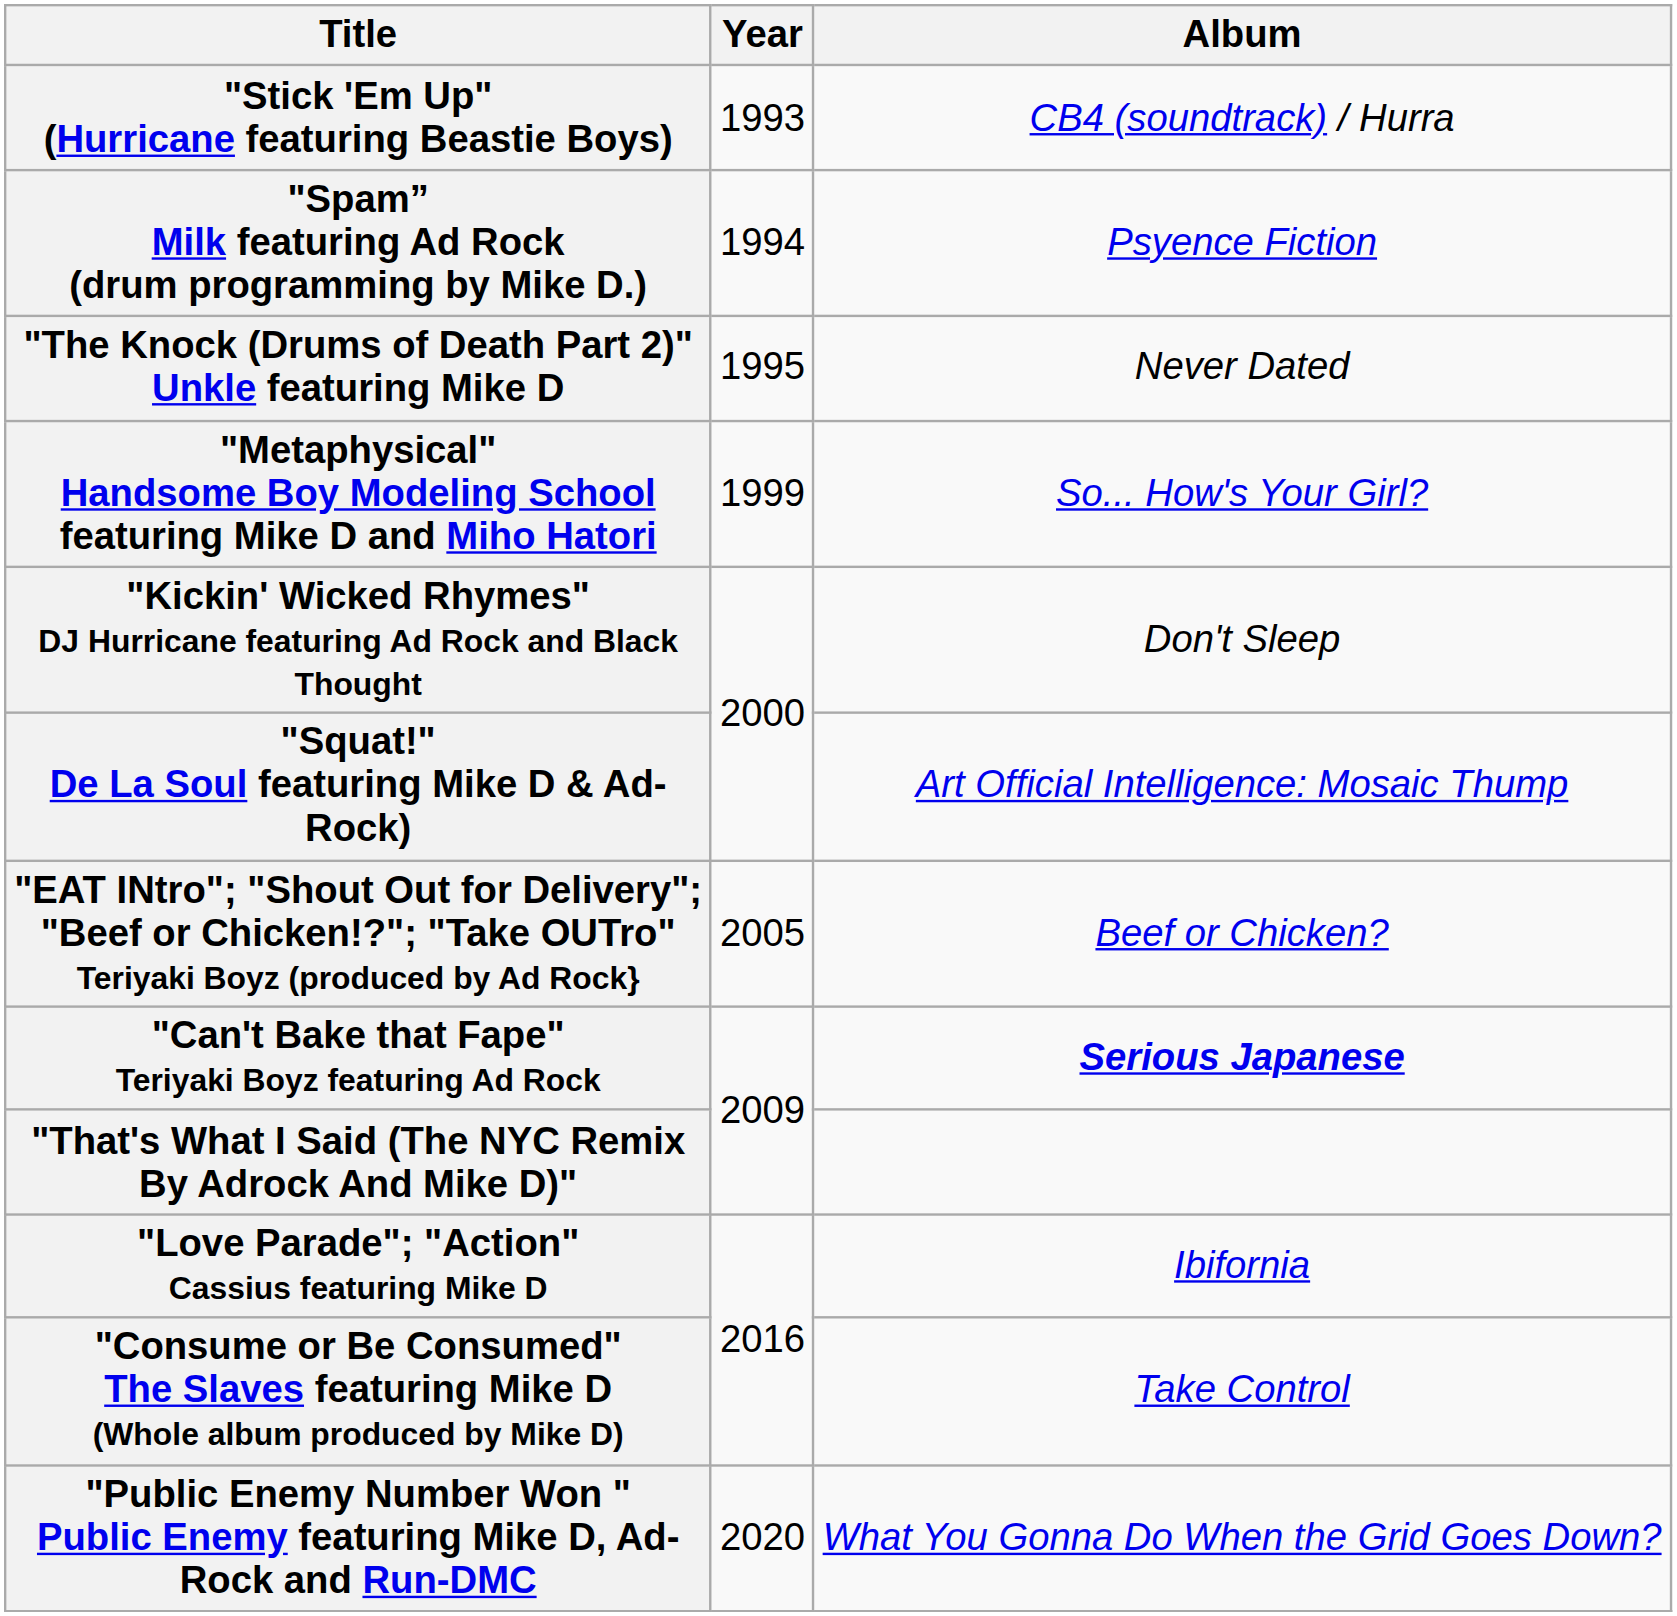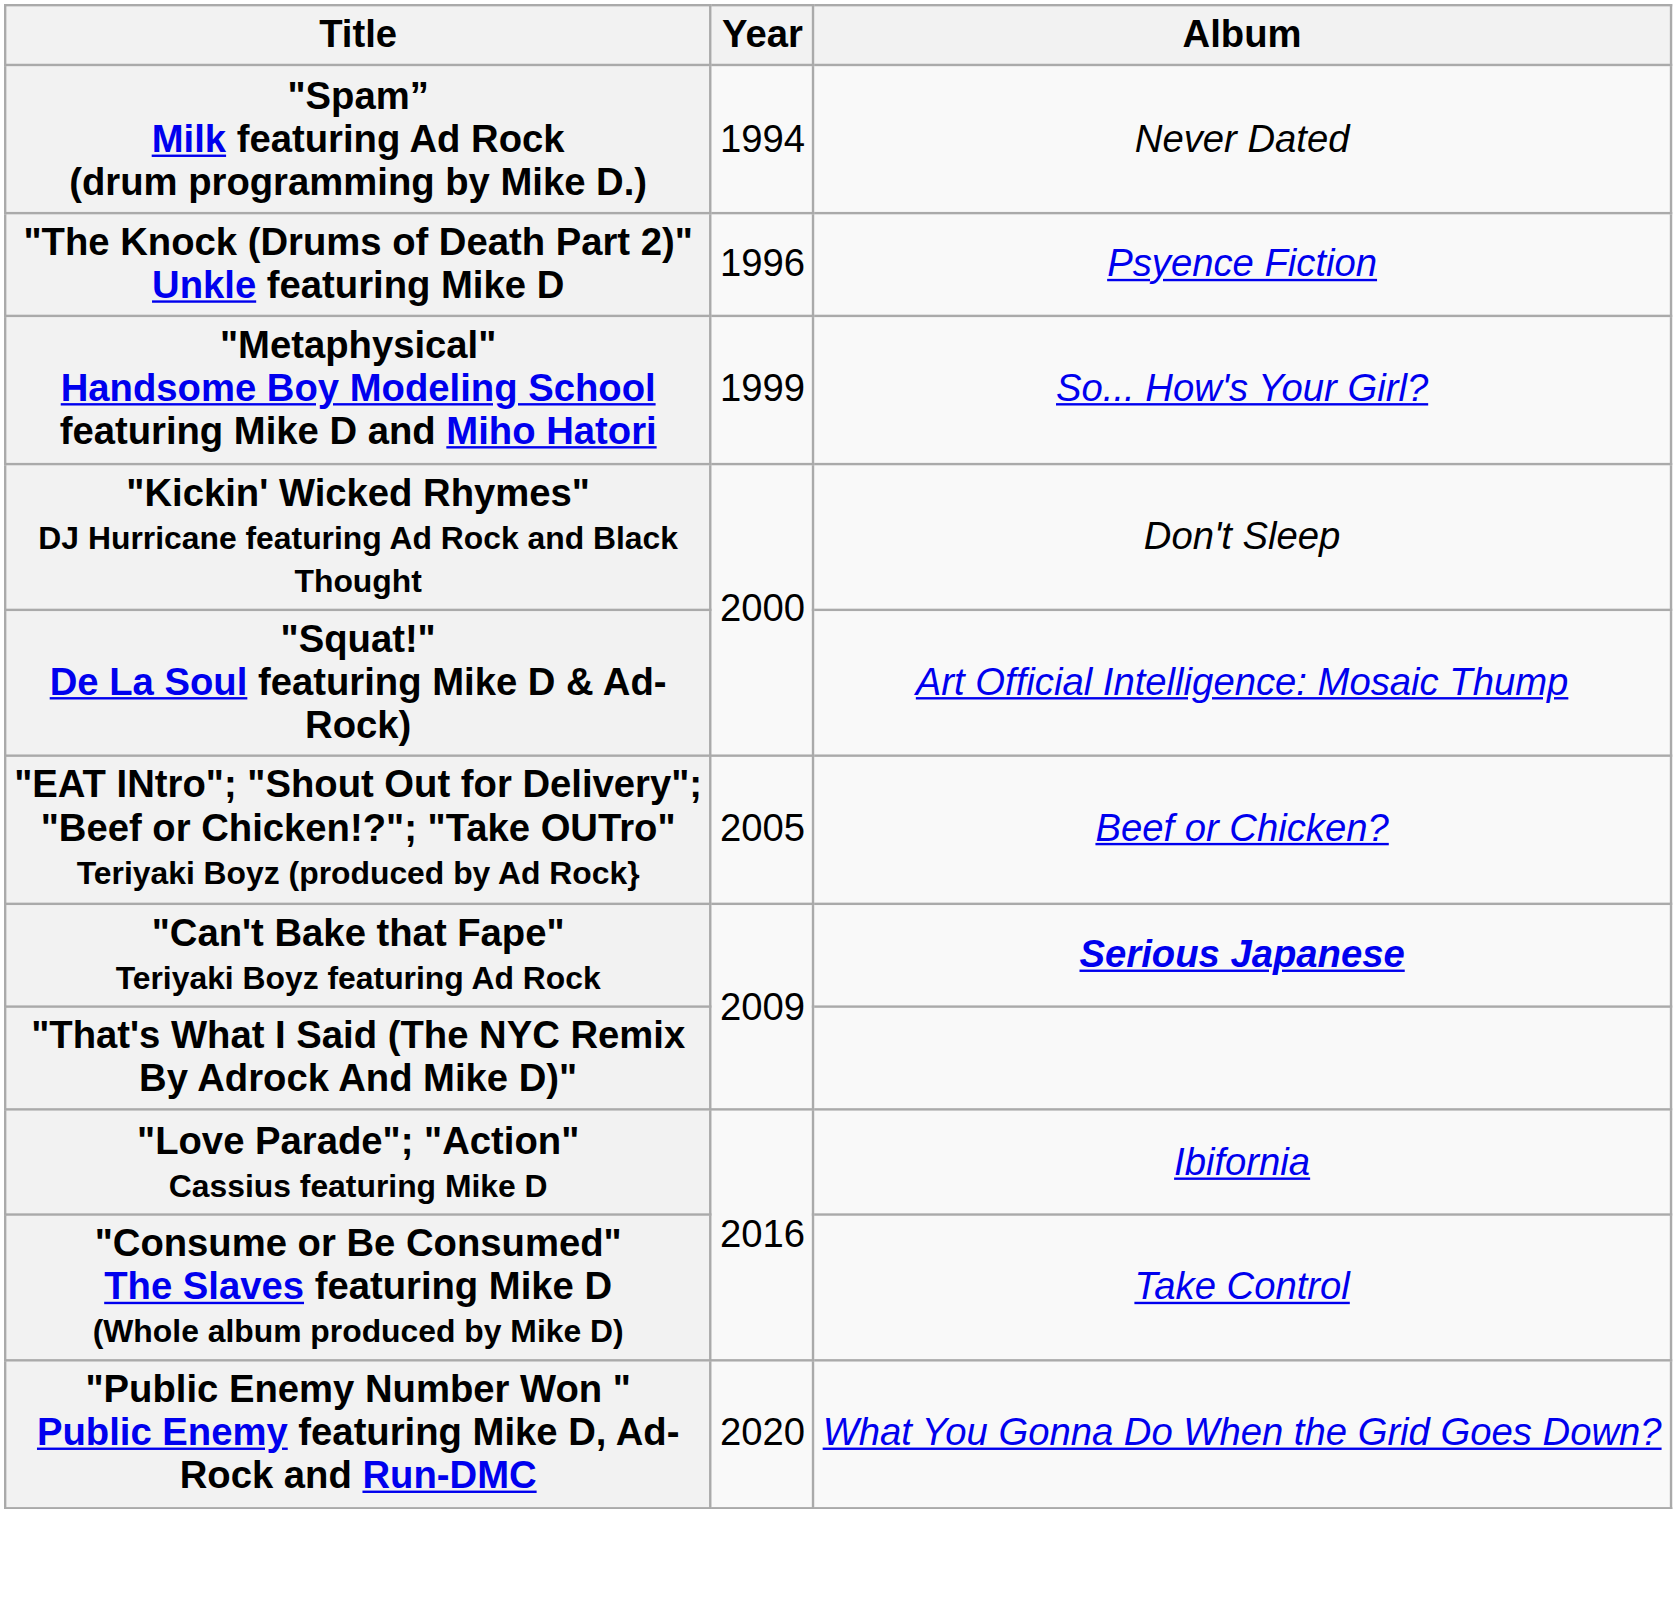- row: (358, 116)
(1242, 242) Psyence Fiction -> (1242, 138) Never Dated
(762, 367) 1995 -> (762, 263) 1996
(1242, 367) Never Dated -> (1242, 263) Psyence Fiction
